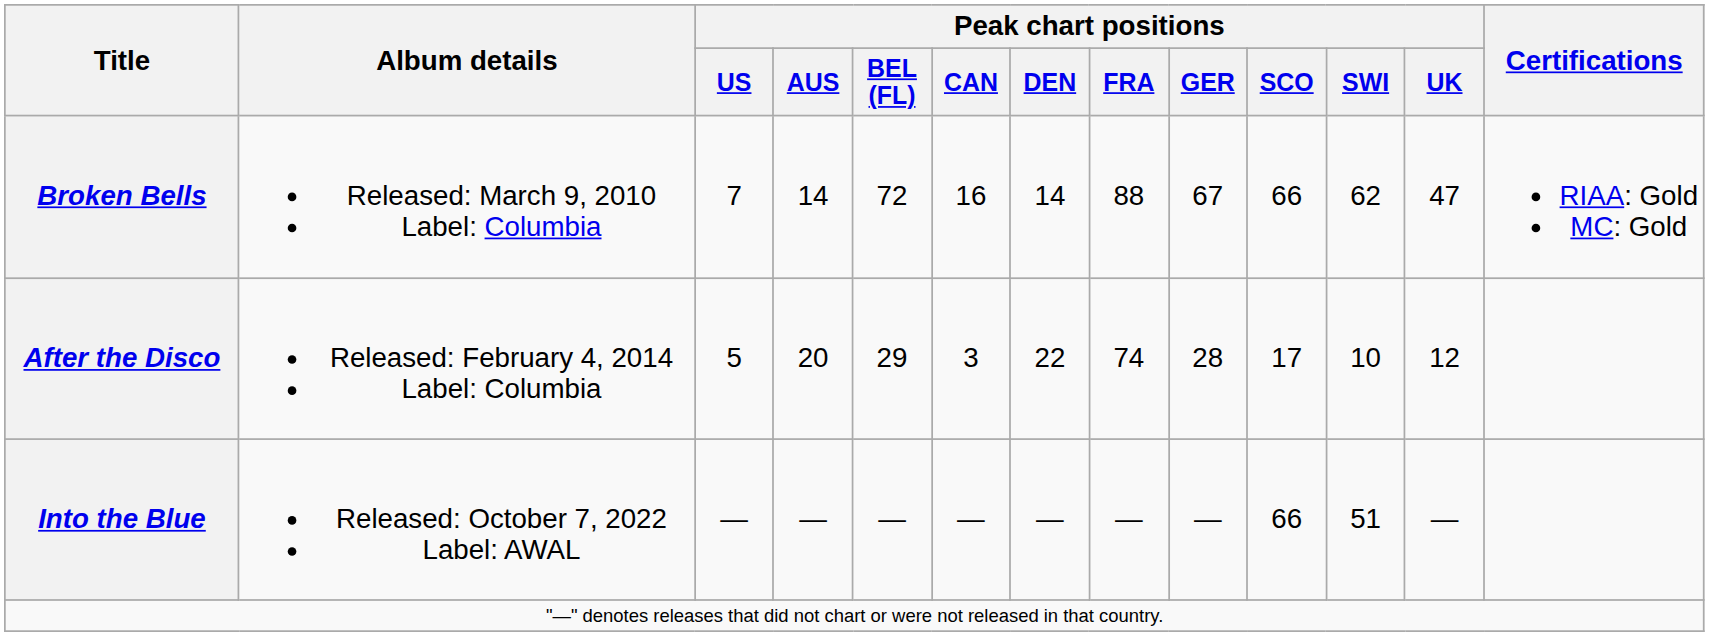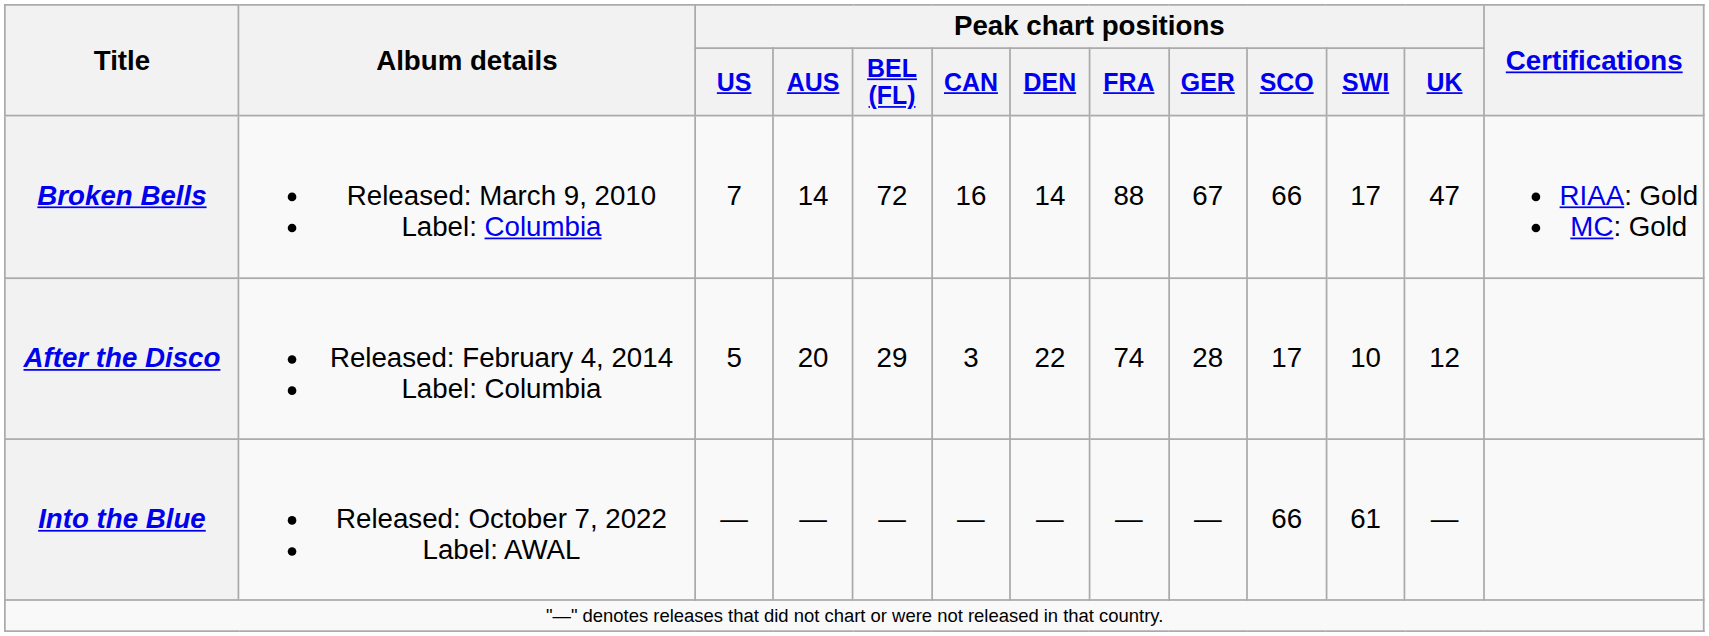(1366, 196) 62 -> (1366, 196) 17
(1366, 519) 51 -> (1366, 519) 61
